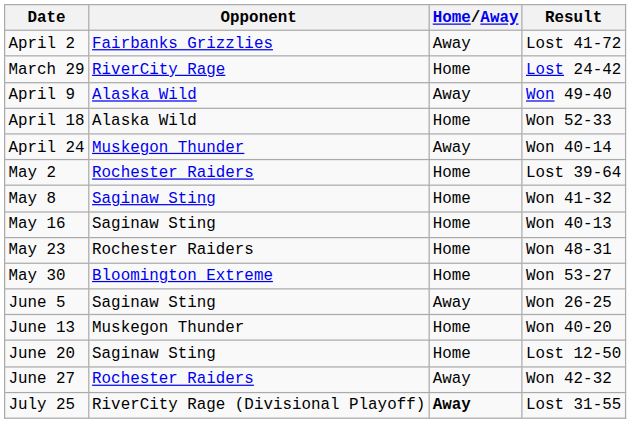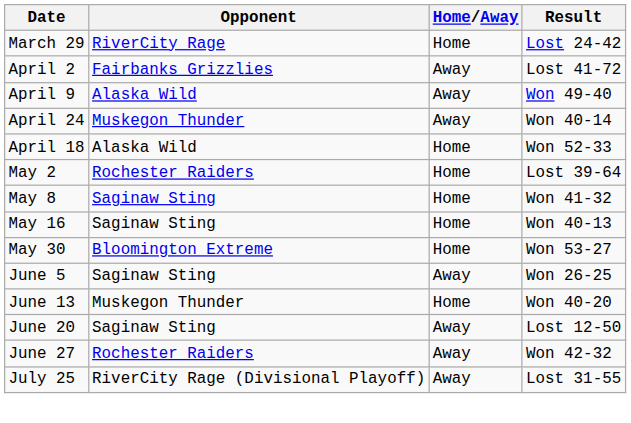rows swapped: (46, 69) <-> (42, 43)
rows swapped: (46, 121) <-> (46, 147)
- row: (37, 250)
(452, 354) Home -> (452, 328) Away
(452, 405) bold -> (452, 379) normal
